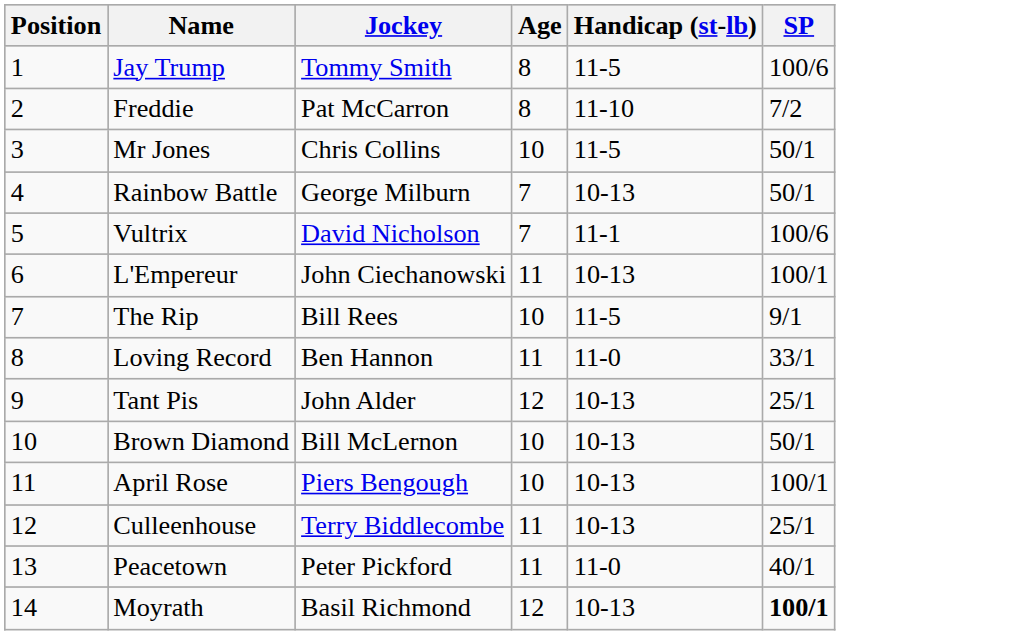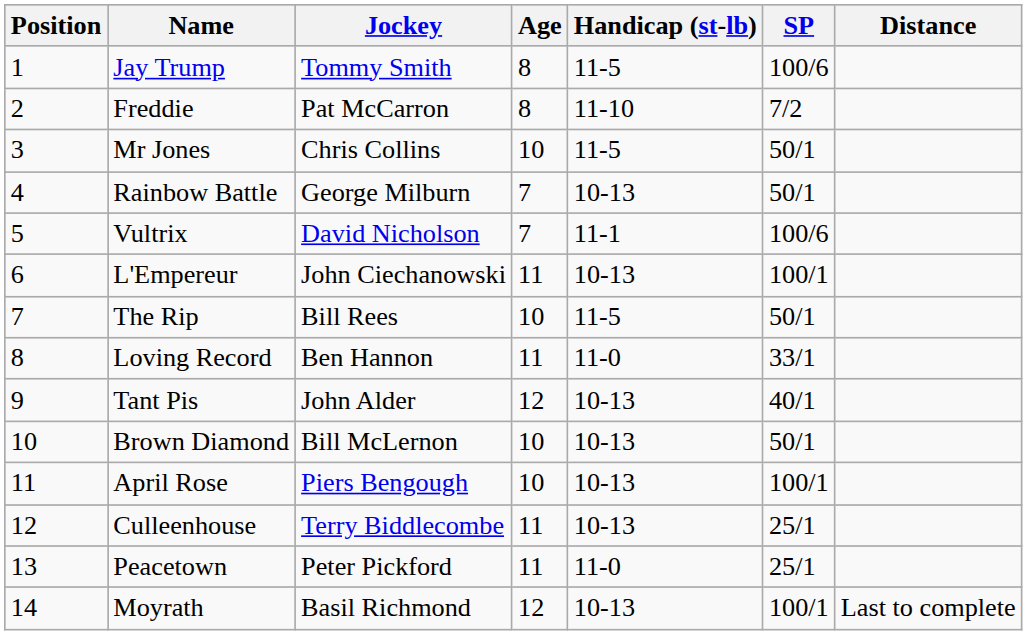+ column: (928, 25)
(786, 316) 9/1 -> (792, 316) 50/1
(792, 399) 25/1 -> (792, 399) 40/1
(792, 566) 40/1 -> (792, 566) 25/1
(799, 607) bold -> (799, 607) normal
